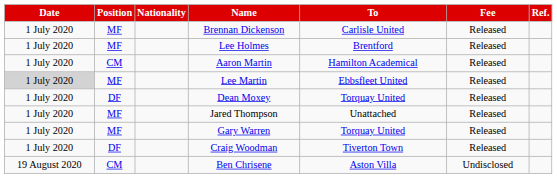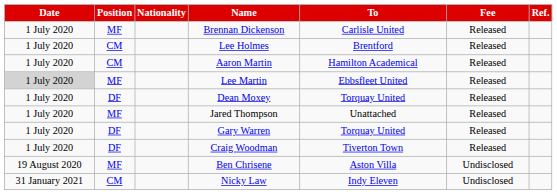(114, 47) MF -> (114, 47) CM
(114, 131) MF -> (114, 131) DF
(114, 165) CM -> (114, 165) MF
+ row: (244, 181)
